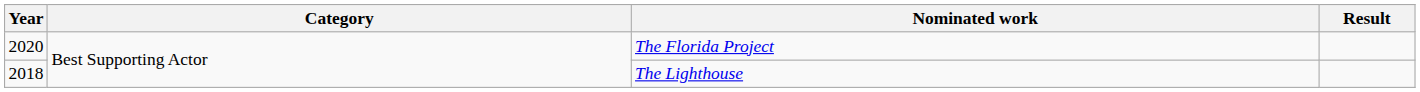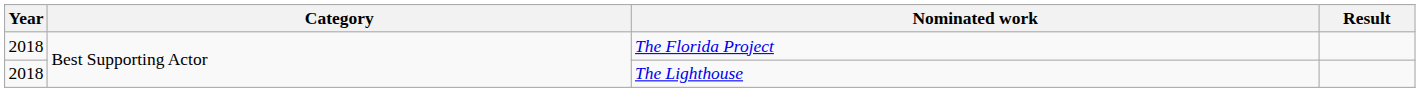(26, 45) 2020 -> (26, 45) 2018
